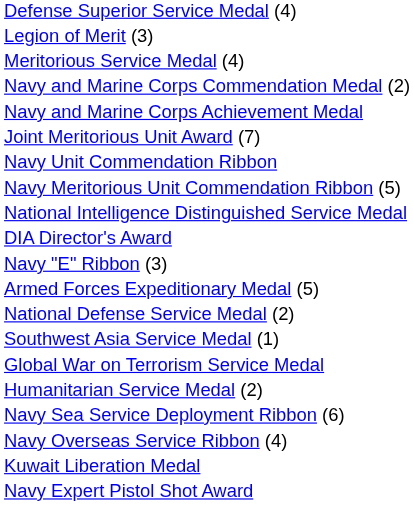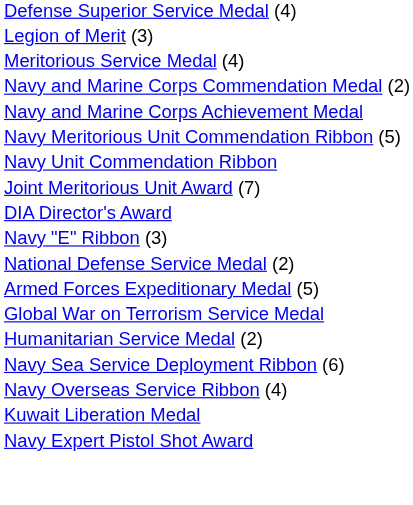rows swapped: (132, 137) <-> (202, 187)
- row: (206, 213)
rows swapped: (149, 314) <-> (162, 289)
- row: (142, 339)
